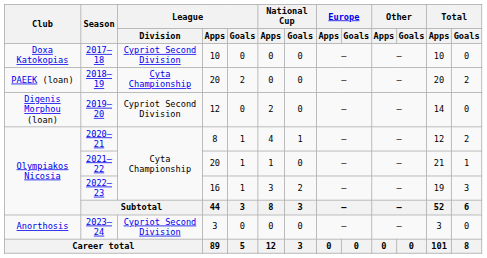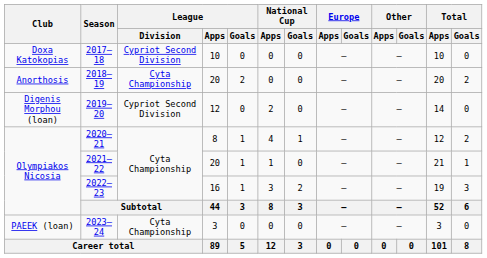(42, 80) PAEEK (loan) -> (42, 80) Anorthosis
(42, 227) Anorthosis -> (42, 227) PAEEK (loan)
(160, 227) Cypriot Second Division -> (160, 227) Cyta Championship
